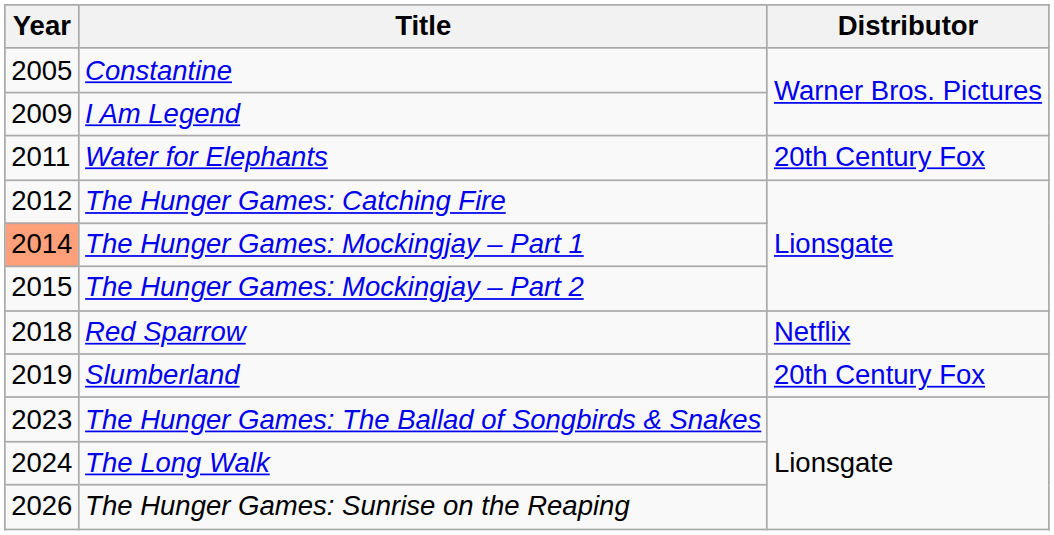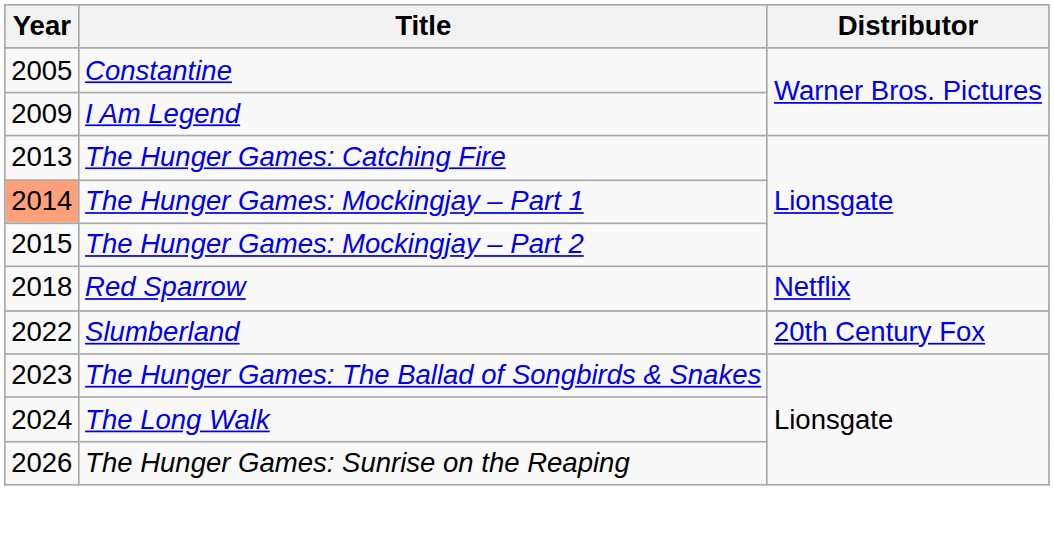- row: (206, 157)
(42, 200) 2012 -> (42, 157) 2013
(42, 375) 2019 -> (42, 331) 2022
